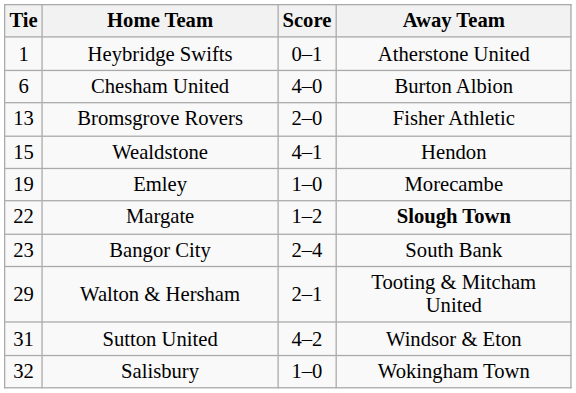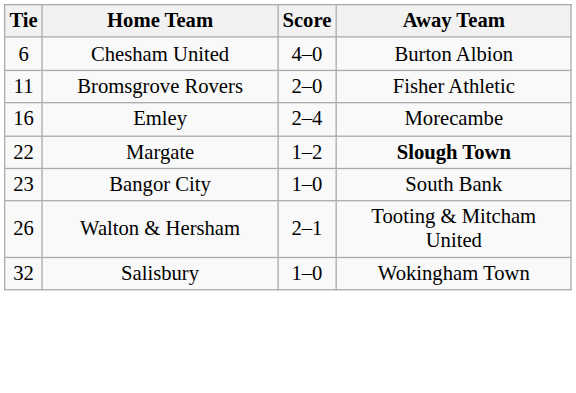- row: (160, 53)
(24, 119) 13 -> (24, 86) 11
- row: (160, 151)
(24, 184) 19 -> (24, 119) 16
(307, 184) 1–0 -> (307, 119) 2–4
(307, 250) 2–4 -> (307, 184) 1–0
(24, 294) 29 -> (24, 228) 26
- row: (160, 338)
